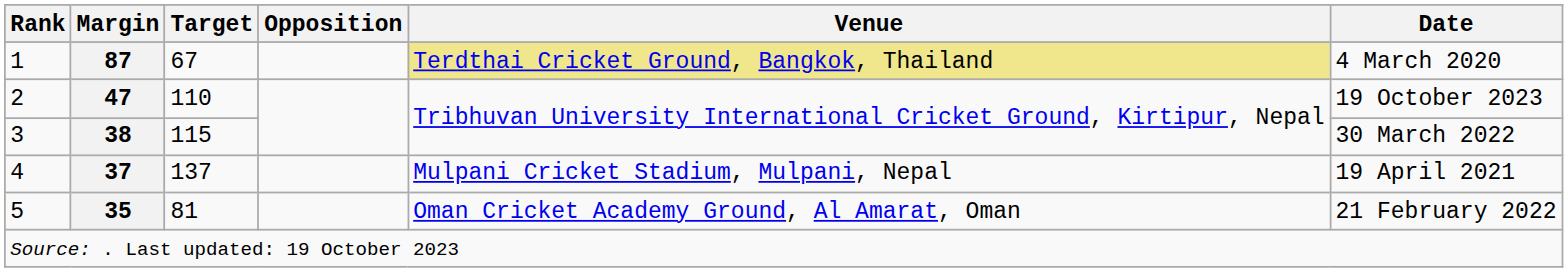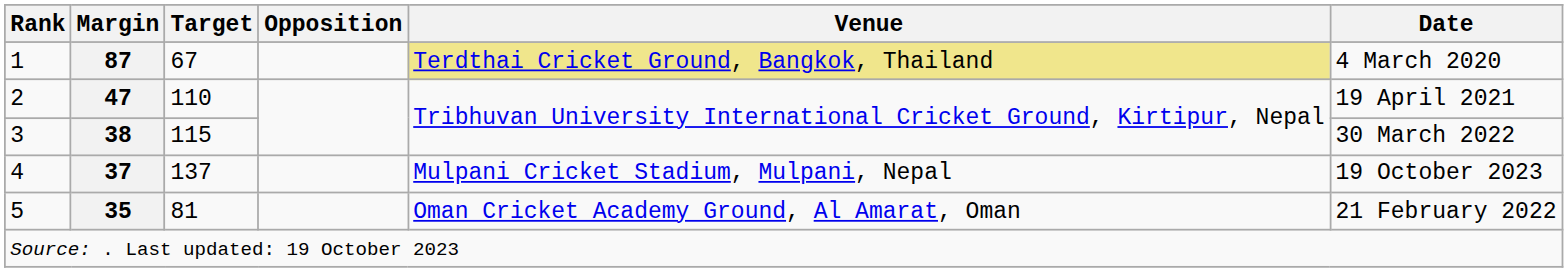(1439, 99) 19 October 2023 -> (1425, 99) 19 April 2021
(1425, 174) 19 April 2021 -> (1439, 174) 19 October 2023
